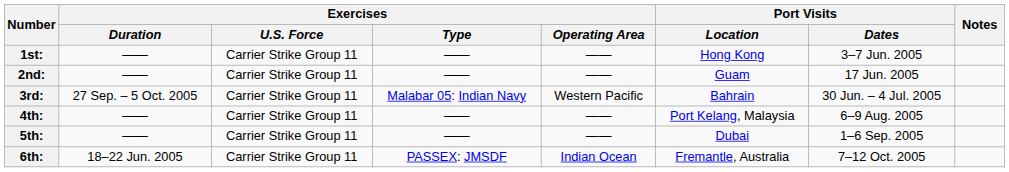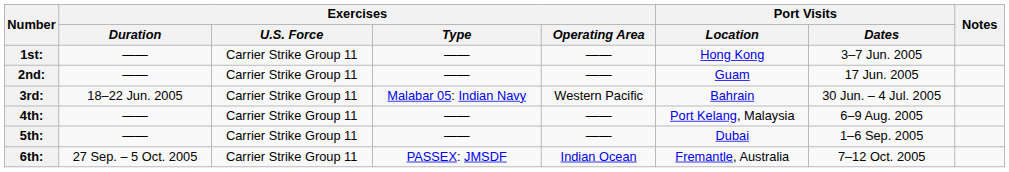(135, 95) 27 Sep. – 5 Oct. 2005 -> (135, 95) 18–22 Jun. 2005
(135, 156) 18–22 Jun. 2005 -> (135, 156) 27 Sep. – 5 Oct. 2005
